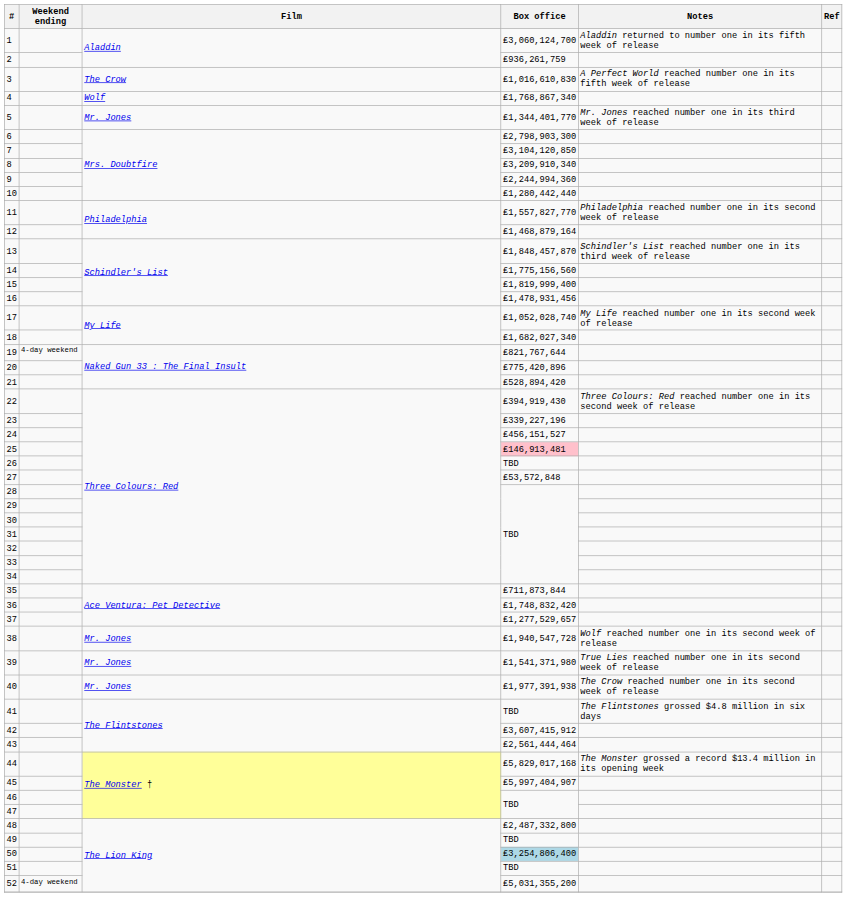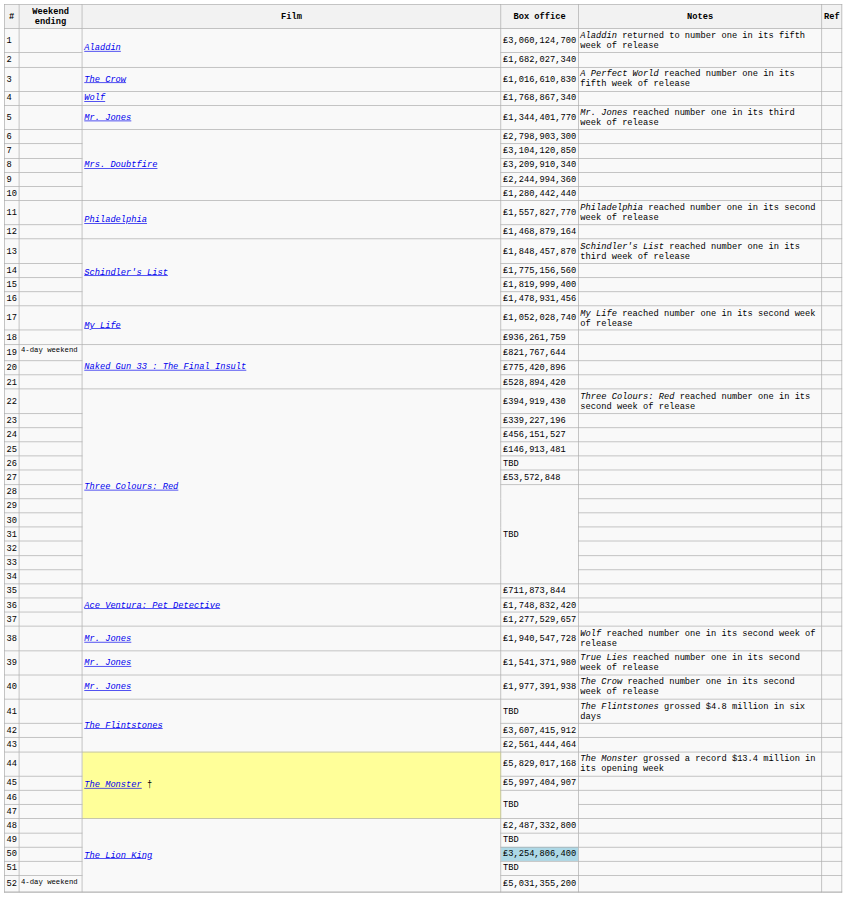(534, 60) ₤936,261,759 -> (540, 60) ₤1,682,027,340
(540, 337) ₤1,682,027,340 -> (534, 337) ₤936,261,759
(534, 449) pink background -> (534, 449) no background
